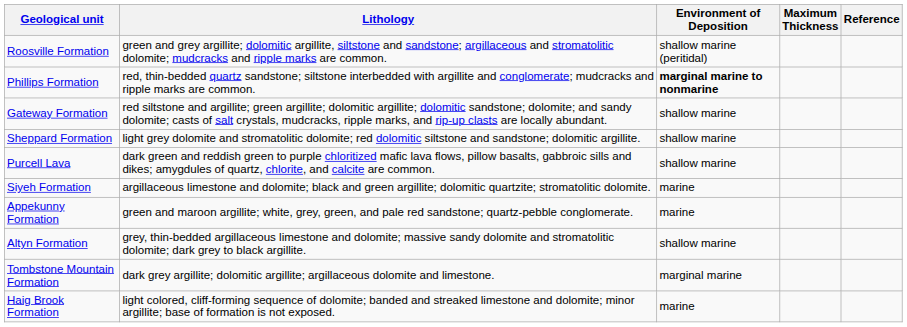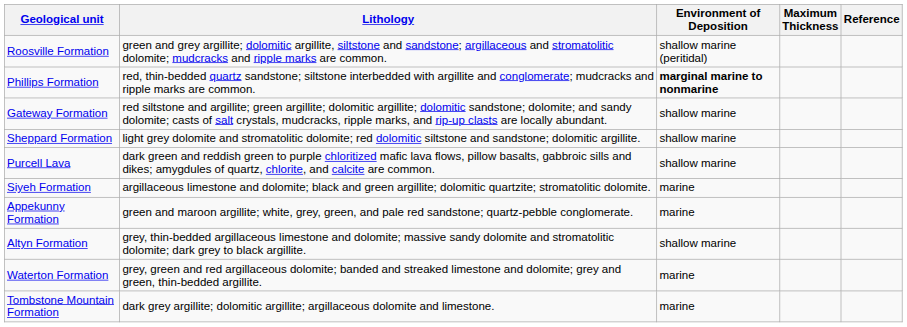+ row: (58, 275)
(701, 275) marginal marine -> (677, 306) marine
- row: (36, 306)
